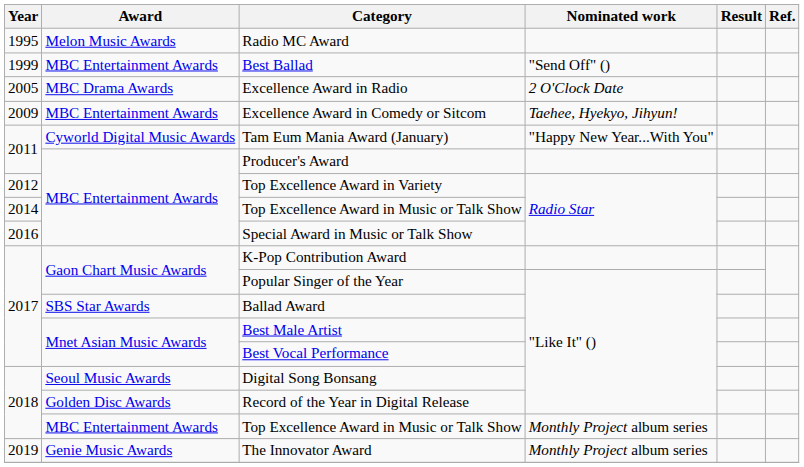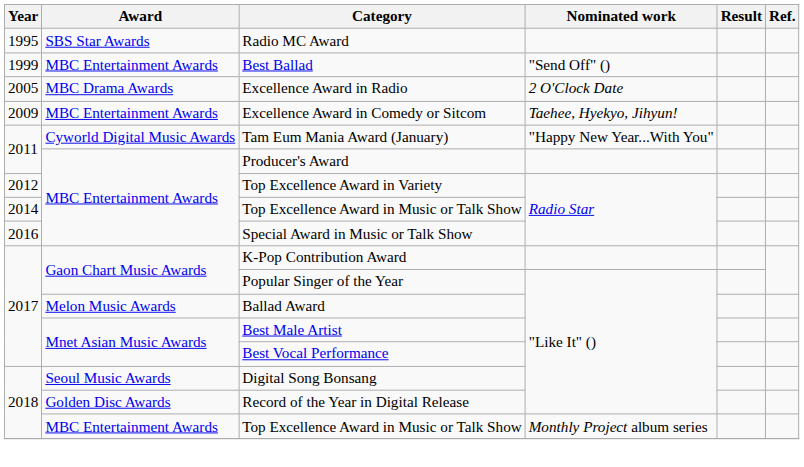(111, 40) Melon Music Awards -> (97, 40) SBS Star Awards
(97, 305) SBS Star Awards -> (111, 305) Melon Music Awards
- row: (23, 450)
